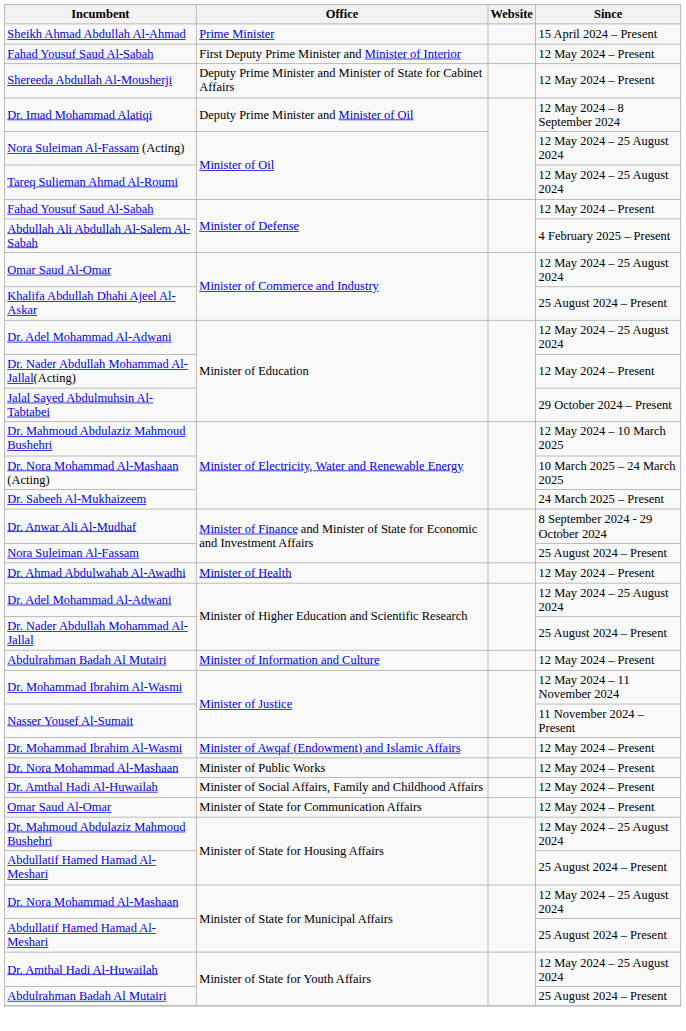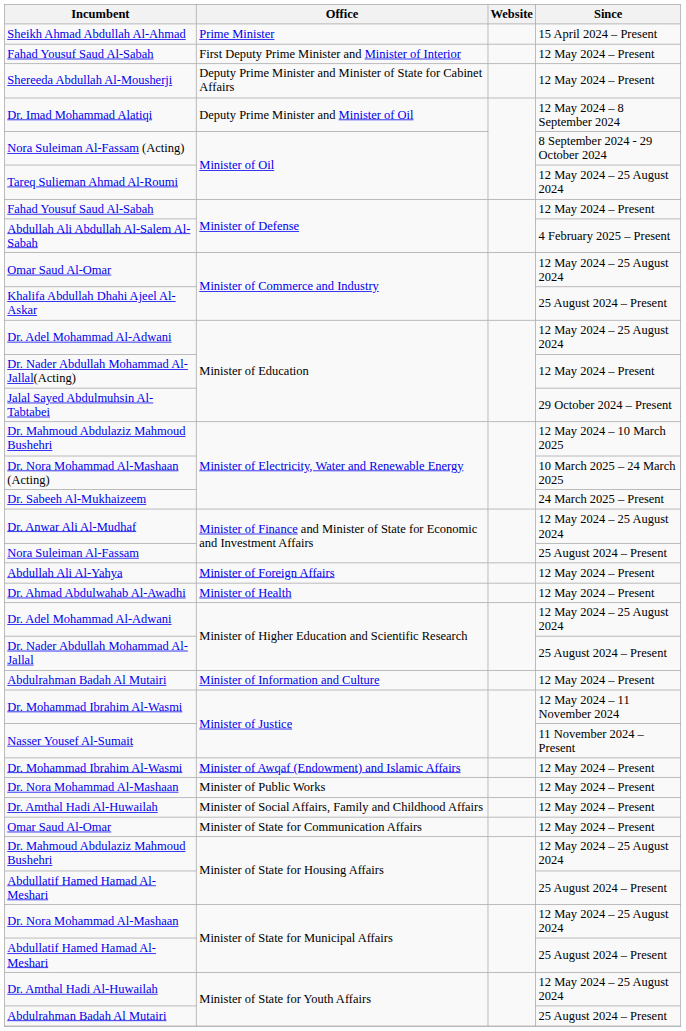(604, 148) 12 May 2024 – 25 August 2024 -> (595, 148) 8 September 2024 - 29 October 2024
(595, 526) 8 September 2024 - 29 October 2024 -> (604, 526) 12 May 2024 – 25 August 2024
+ row: (65, 572)
